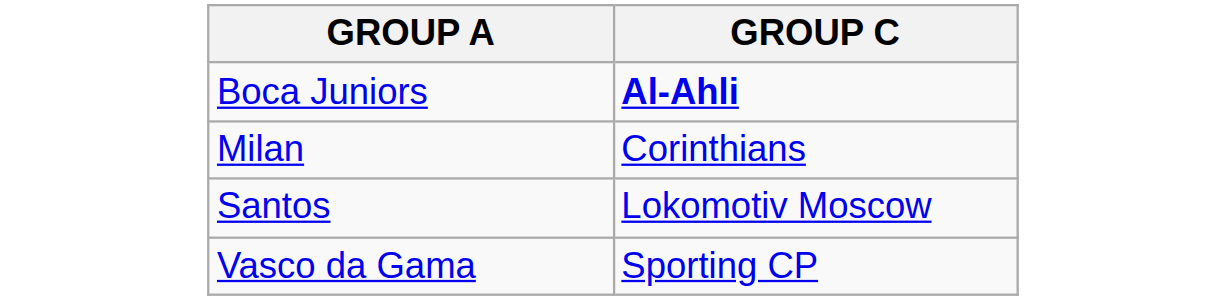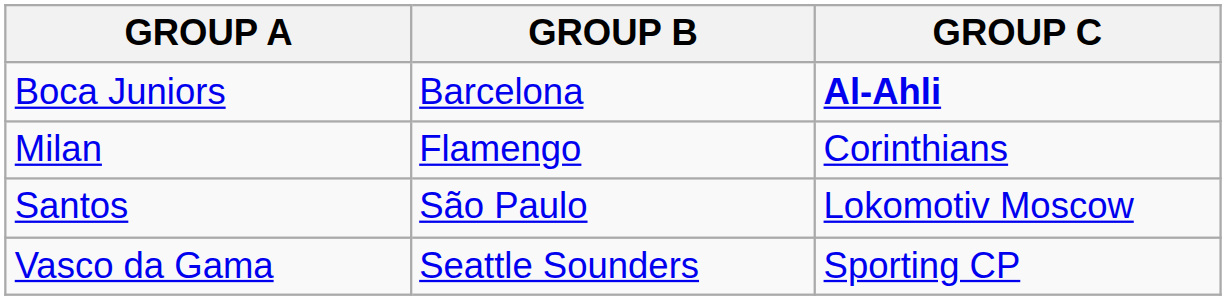+ column: (613, 33)
